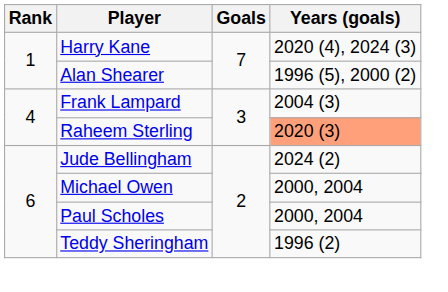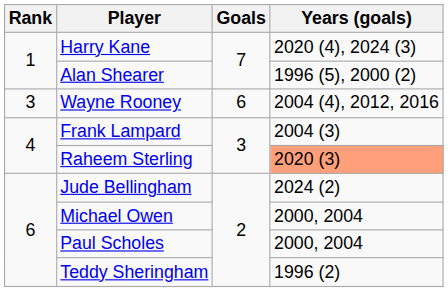+ row: (121, 103)
